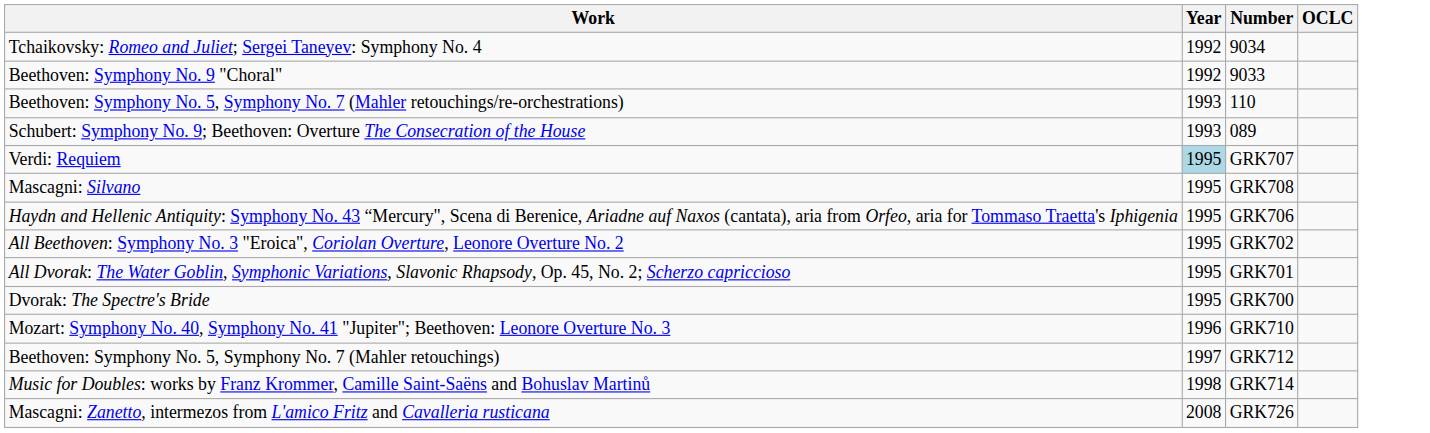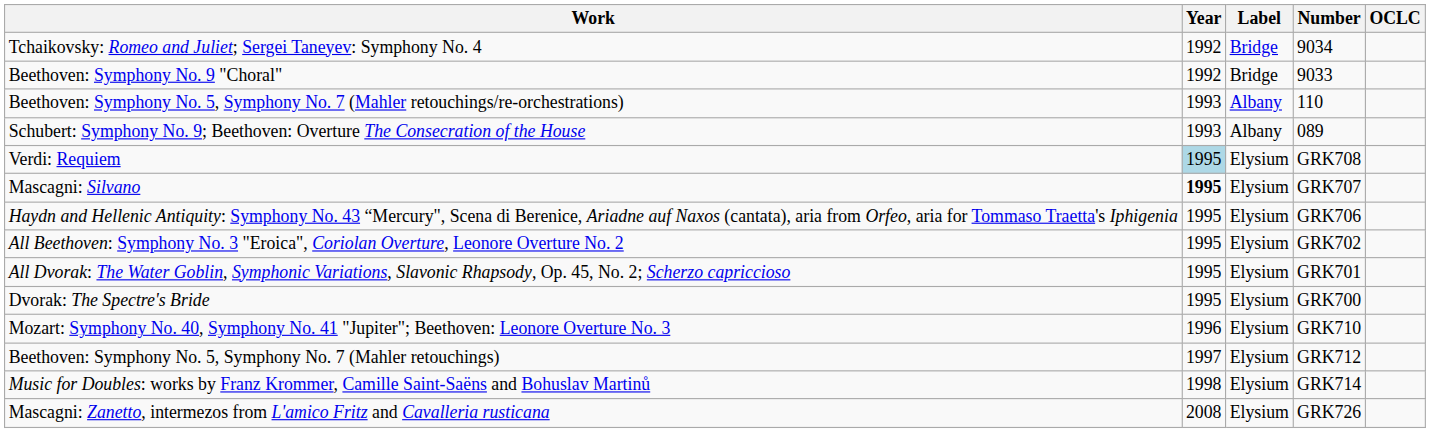+ column: (1259, 18)
(1262, 159) GRK707 -> (1329, 159) GRK708
(1204, 187) normal -> (1204, 187) bold
(1262, 187) GRK708 -> (1329, 187) GRK707
